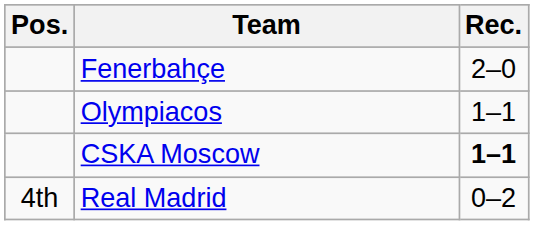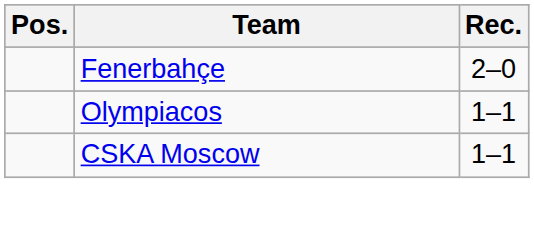(493, 154) bold -> (493, 154) normal
- row: (154, 197)
